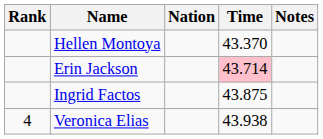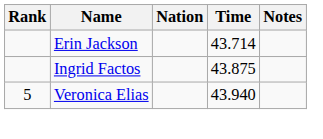- row: (107, 43)
(245, 69) pink background -> (233, 43) no background
(27, 120) 4 -> (27, 95) 5
(245, 120) 43.938 -> (233, 95) 43.940
